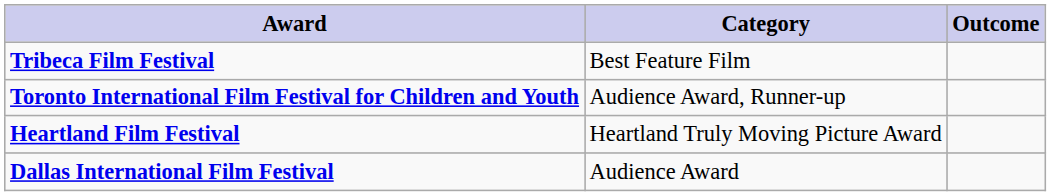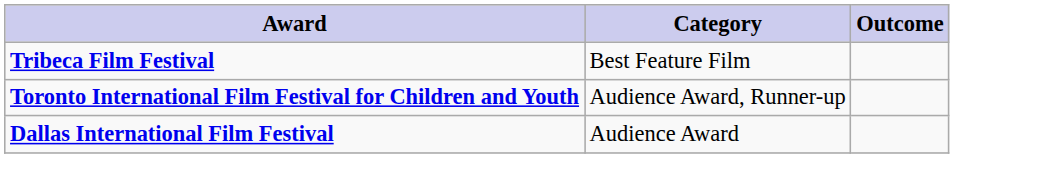- row: (125, 134)
